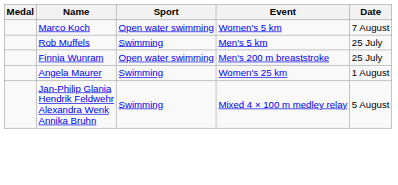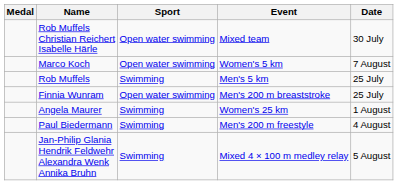+ row: (77, 38)
+ row: (75, 125)
